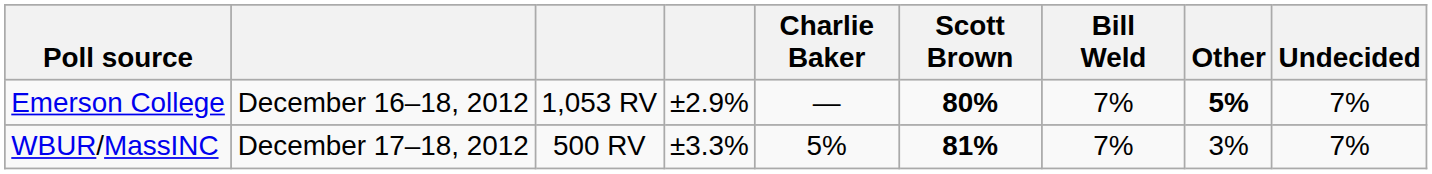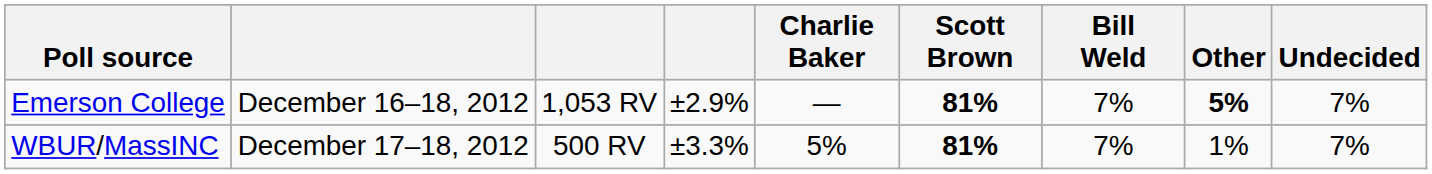(970, 102) 80% -> (970, 102) 81%
(1229, 146) 3% -> (1229, 146) 1%
